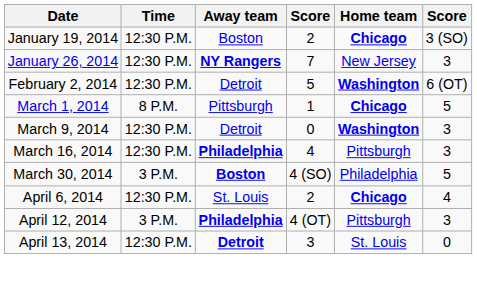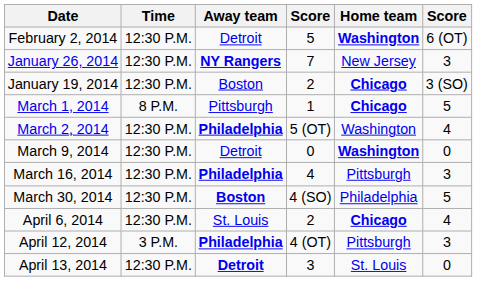rows swapped: (63, 39) <-> (63, 84)
+ row: (63, 129)
(447, 129) 3 -> (447, 152) 0
(158, 174) 3 P.M. -> (158, 197) 12:30 P.M.
